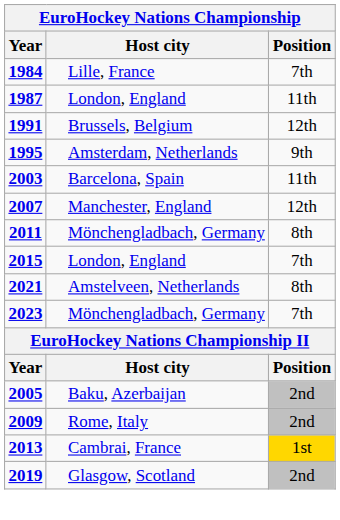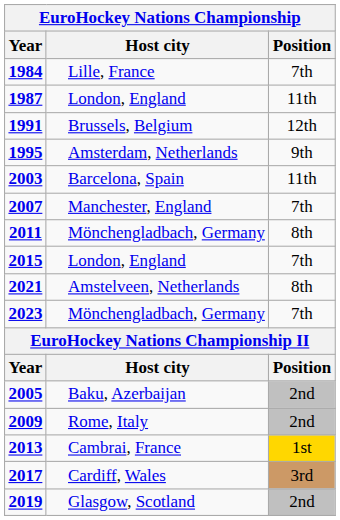(302, 206) 12th -> (302, 206) 7th
+ row: (25, 475)
